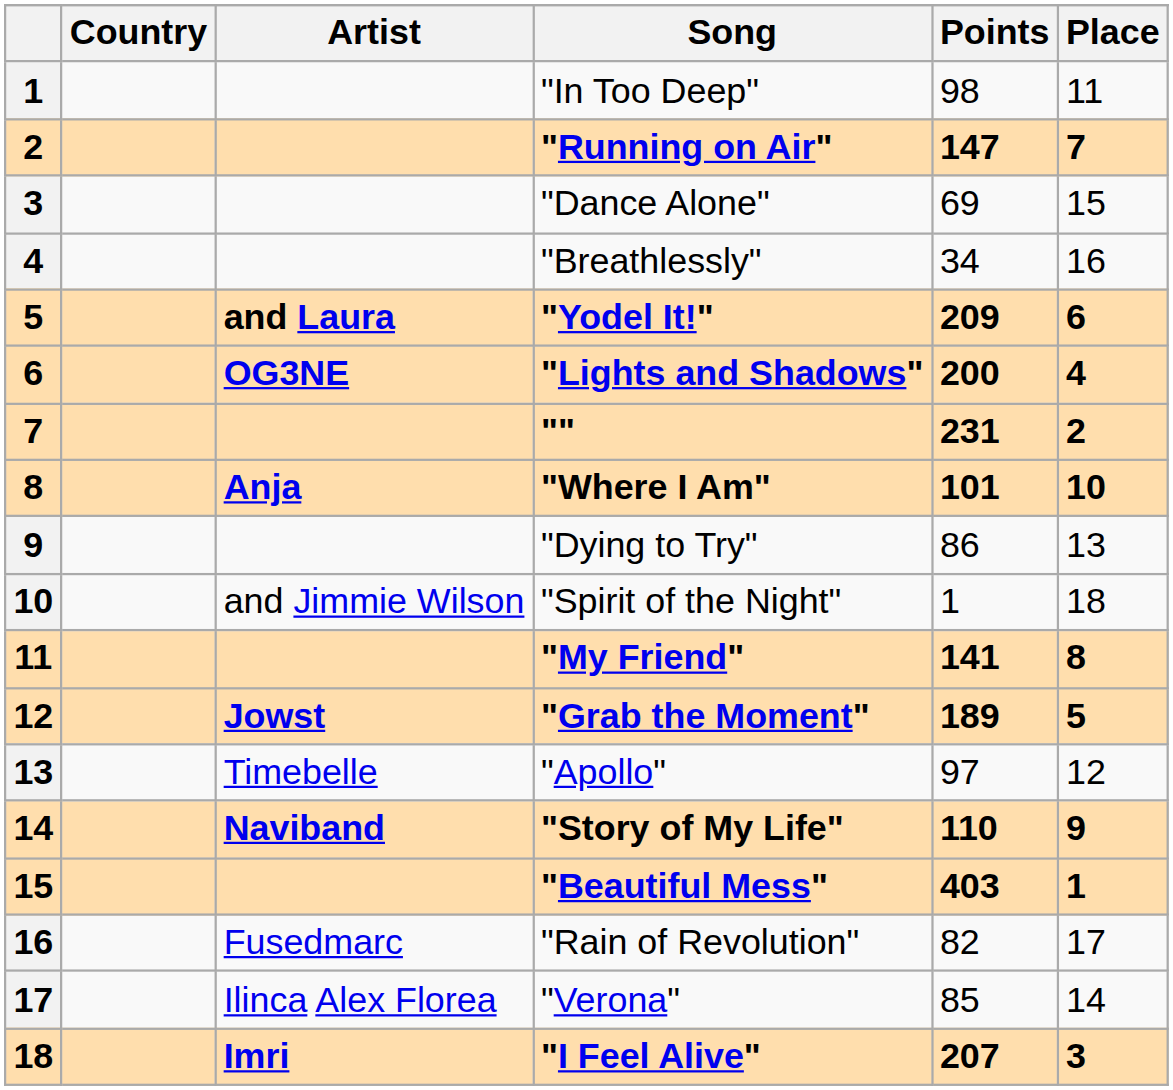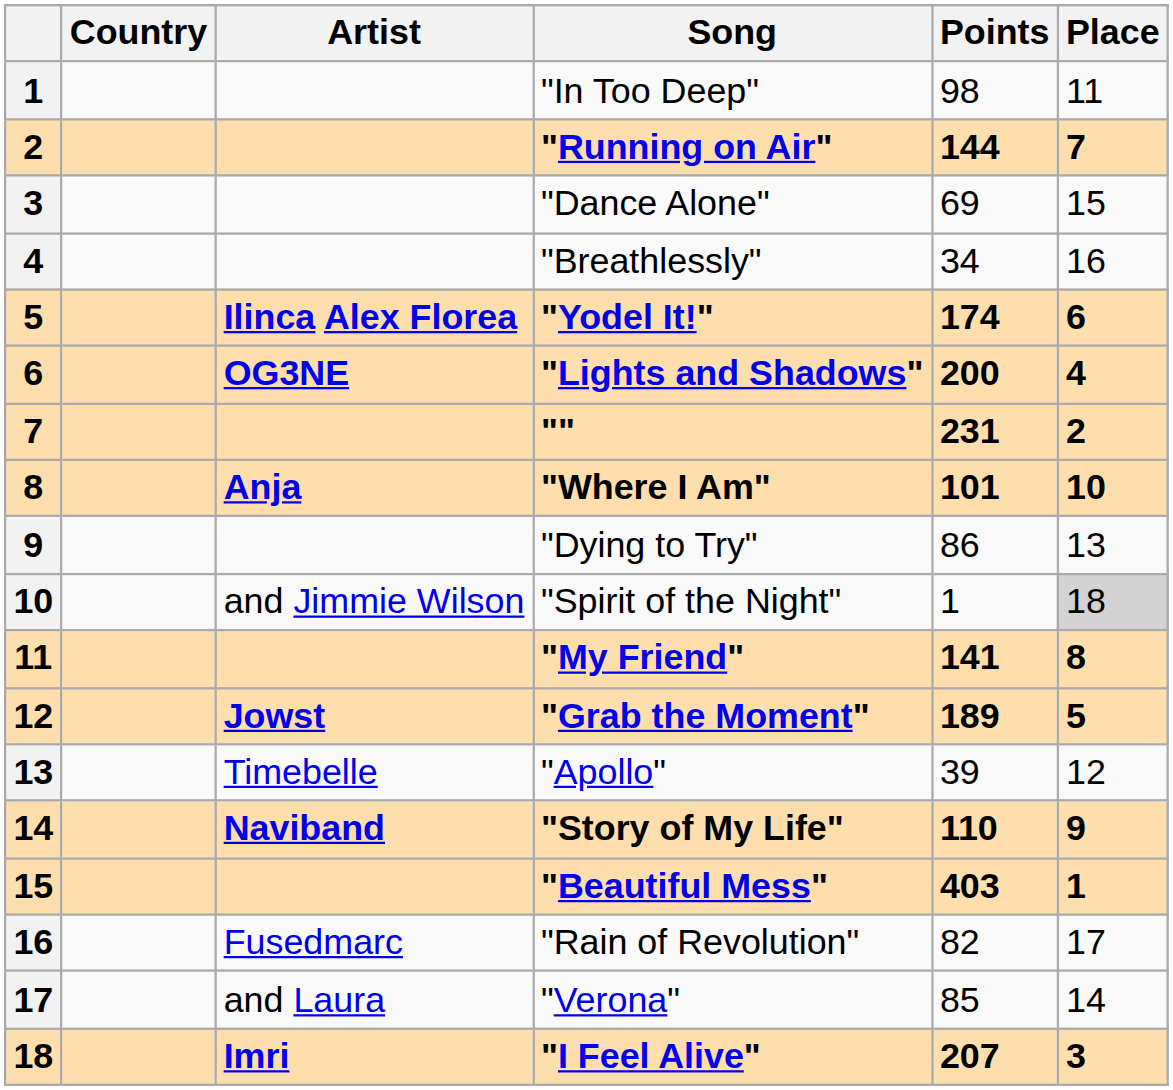(970, 146) 147 -> (970, 146) 144
(309, 317) and Laura -> (370, 317) Ilinca Alex Florea
(970, 317) 209 -> (970, 317) 174
(1086, 601) no background -> (1086, 601) lightgrey background
(960, 771) 97 -> (960, 771) 39
(360, 999) Ilinca Alex Florea -> (304, 999) and Laura
